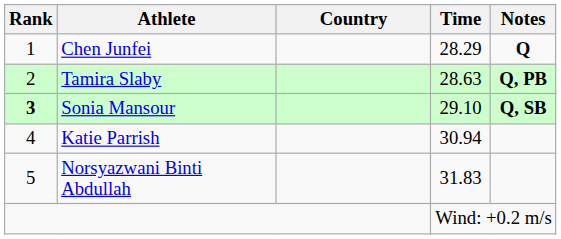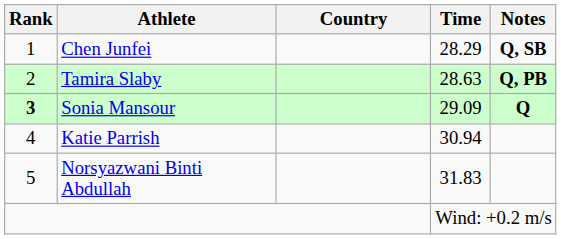(523, 49) Q -> (523, 49) Q, SB
(461, 108) 29.10 -> (461, 108) 29.09
(523, 108) Q, SB -> (523, 108) Q
